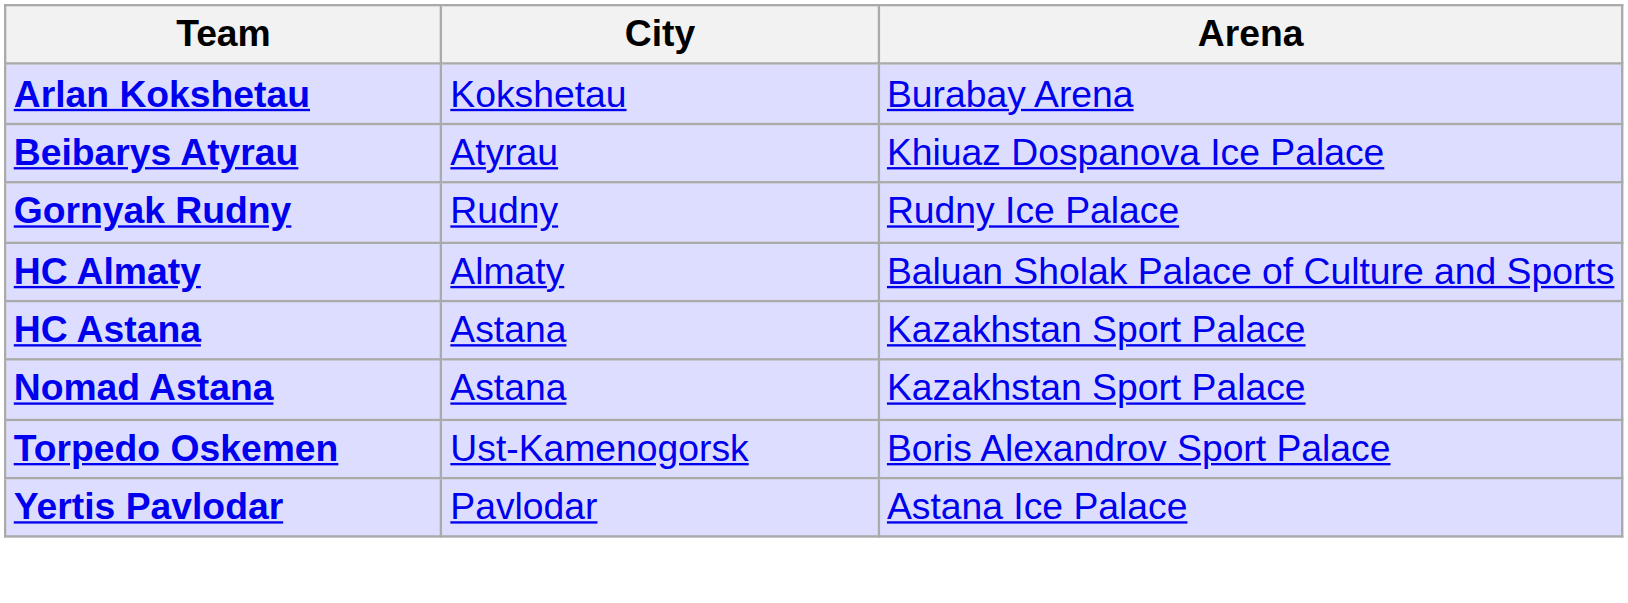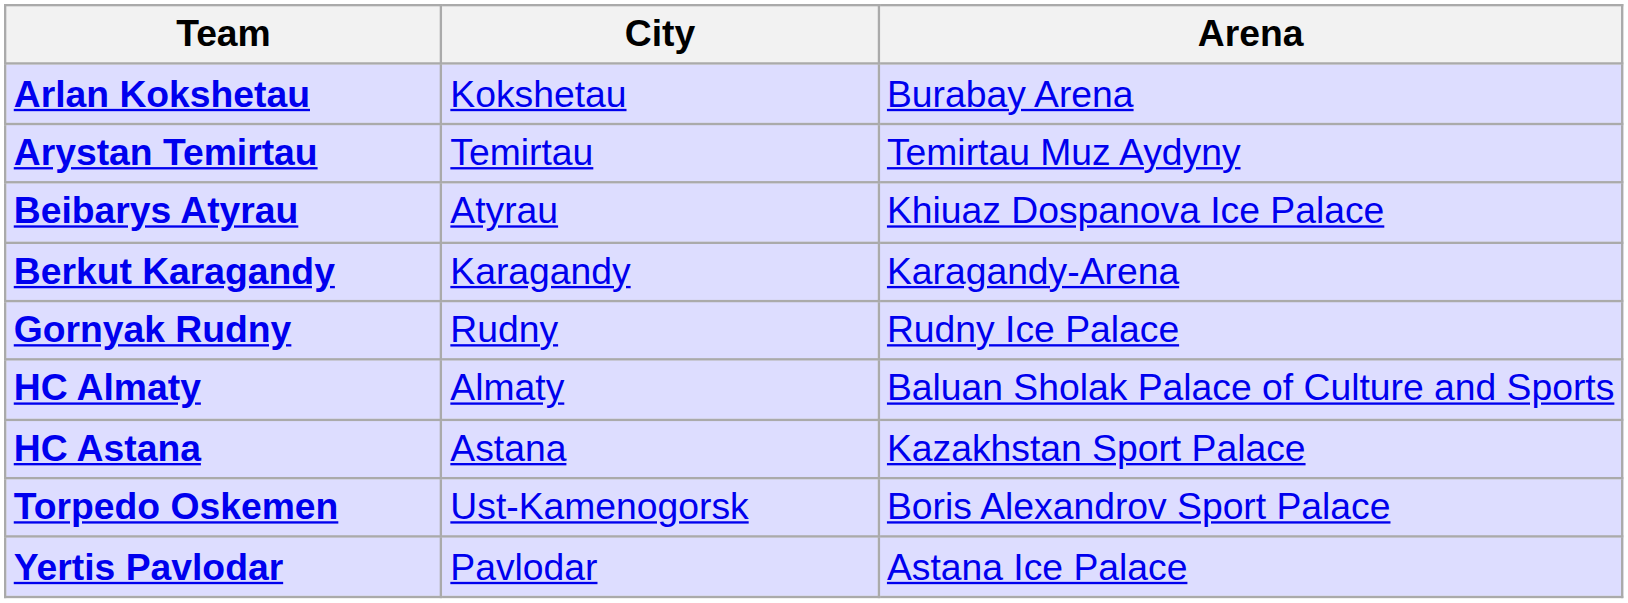+ row: (166, 152)
+ row: (174, 270)
- row: (144, 388)
